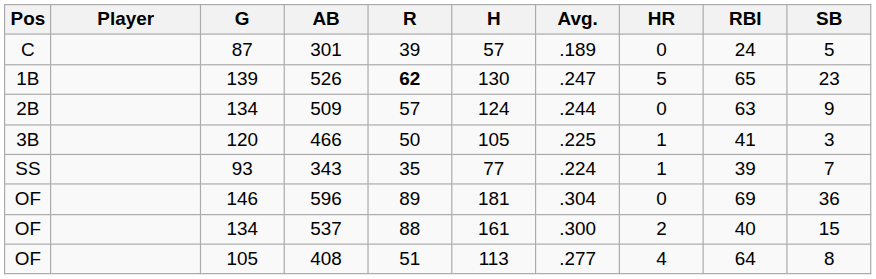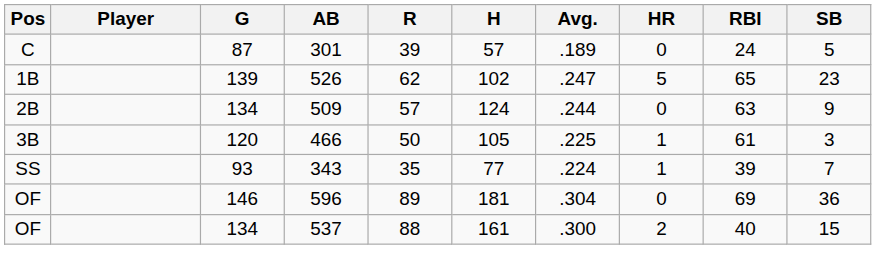(410, 79) bold -> (410, 79) normal
(494, 79) 130 -> (494, 79) 102
(745, 139) 41 -> (745, 139) 61
- row: (326, 259)
